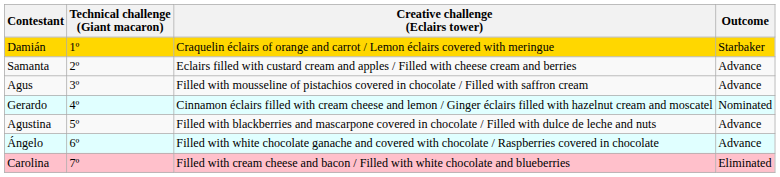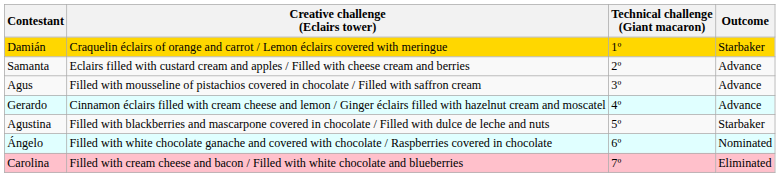columns swapped: (444, 20) <-> (120, 20)
(745, 104) Nominated -> (740, 104) Advance
(740, 124) Advance -> (741, 124) Starbaker
(740, 143) Advance -> (745, 143) Nominated
